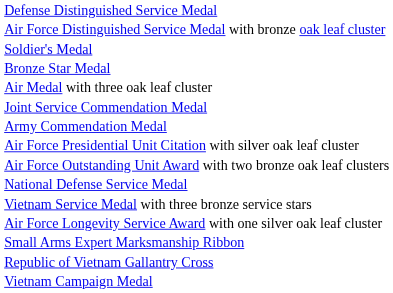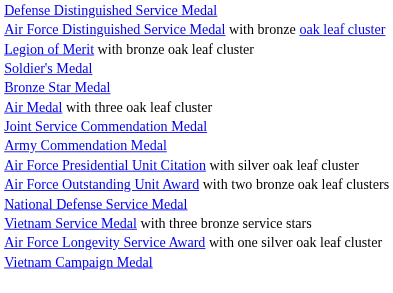+ row: (129, 49)
- row: (124, 242)
- row: (109, 262)
